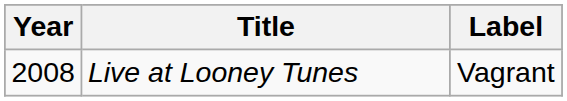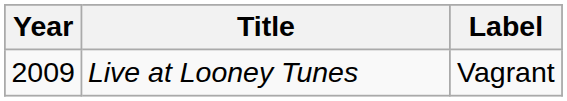(43, 72) 2008 -> (43, 72) 2009
